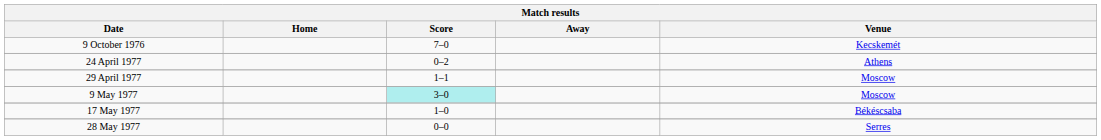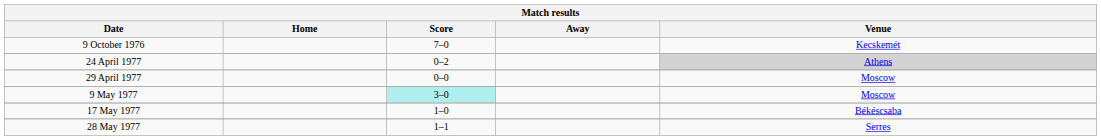(878, 62) no background -> (878, 62) lightgrey background
(441, 78) 1–1 -> (441, 78) 0–0
(441, 127) 0–0 -> (441, 127) 1–1
